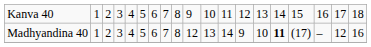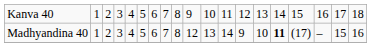(340, 33) 12 -> (340, 33) 15
